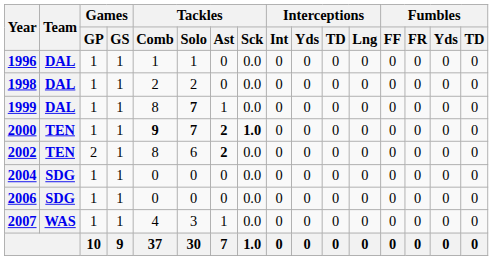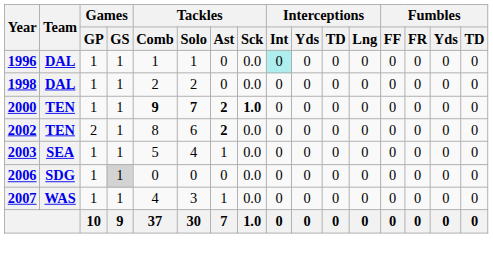(279, 61) no background -> (279, 61) paleturquoise background
- row: (22, 107)
+ row: (22, 152)
- row: (22, 175)
(120, 198) no background -> (120, 175) lightgrey background
